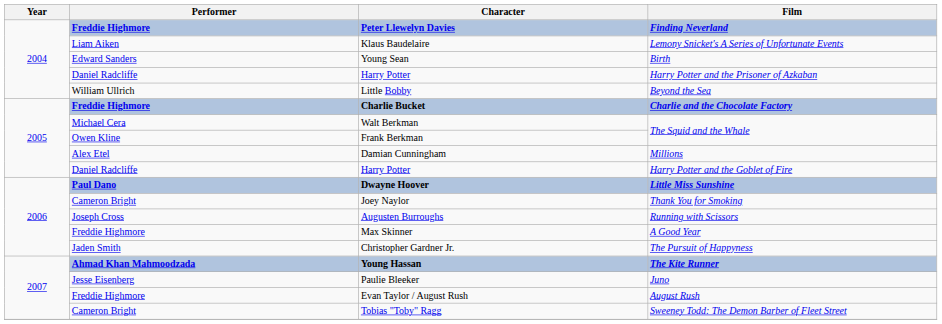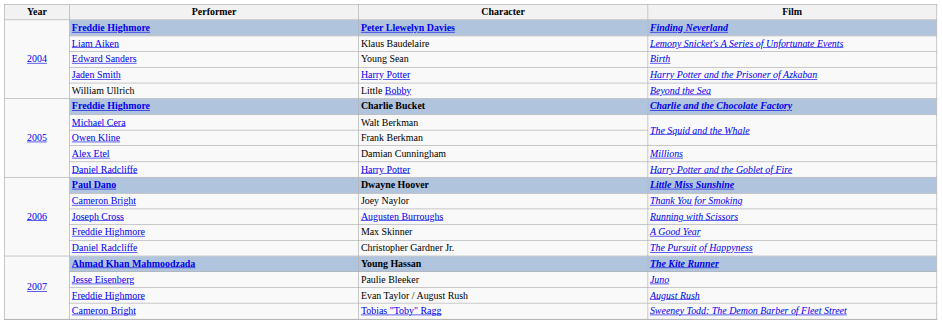(105, 75) Daniel Radcliffe -> (96, 75) Jaden Smith
(96, 248) Jaden Smith -> (105, 248) Daniel Radcliffe
